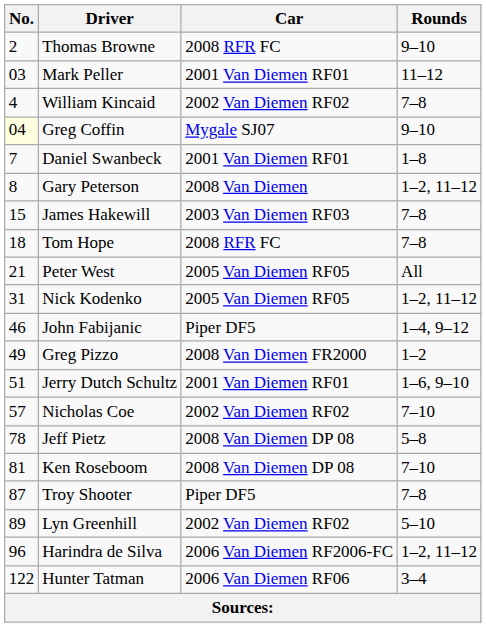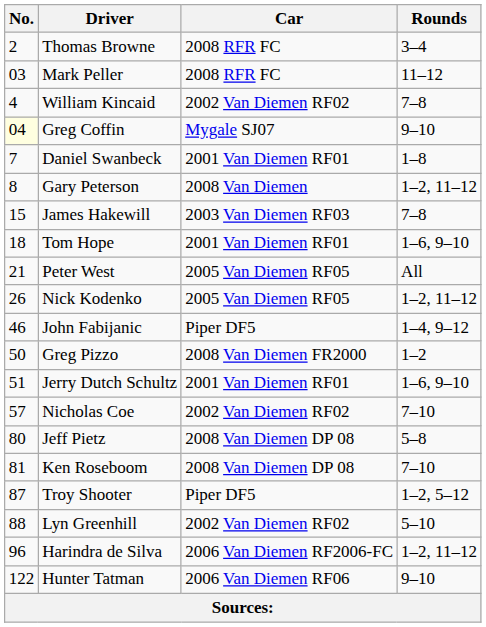(418, 46) 9–10 -> (414, 46) 3–4
(267, 74) 2001 Van Diemen RF01 -> (233, 74) 2008 RFR FC
(233, 242) 2008 RFR FC -> (267, 242) 2001 Van Diemen RF01
(414, 242) 7–8 -> (435, 242) 1–6, 9–10
(17, 298) 31 -> (17, 298) 26
(17, 354) 49 -> (17, 354) 50
(17, 438) 78 -> (17, 438) 80
(414, 494) 7–8 -> (435, 494) 1–2, 5–12
(17, 522) 89 -> (17, 522) 88
(414, 579) 3–4 -> (418, 579) 9–10
